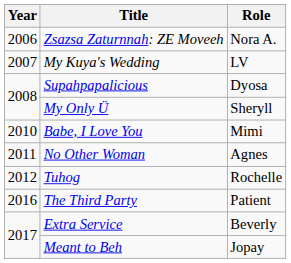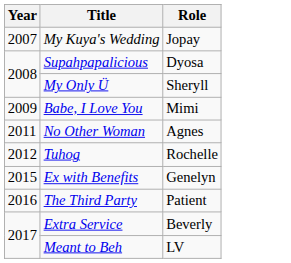- row: (134, 39)
(239, 62) LV -> (183, 39) Jopay
(22, 131) 2010 -> (22, 108) 2009
+ row: (91, 177)
(247, 246) Jopay -> (175, 246) LV
